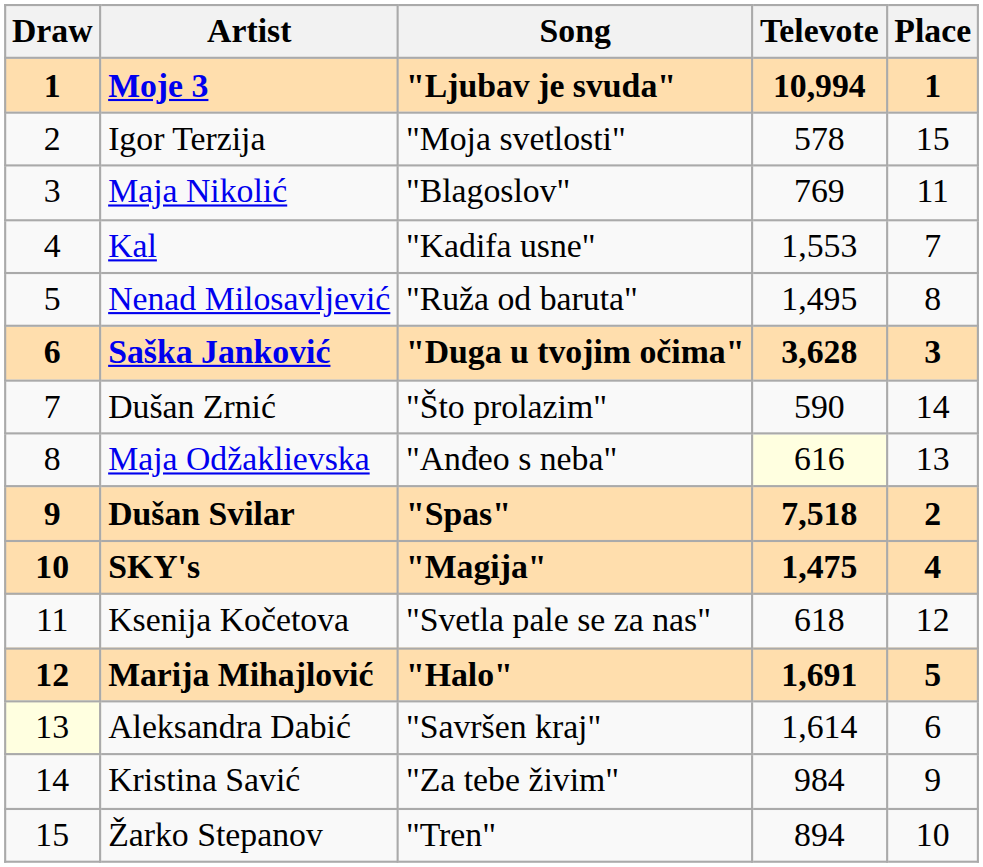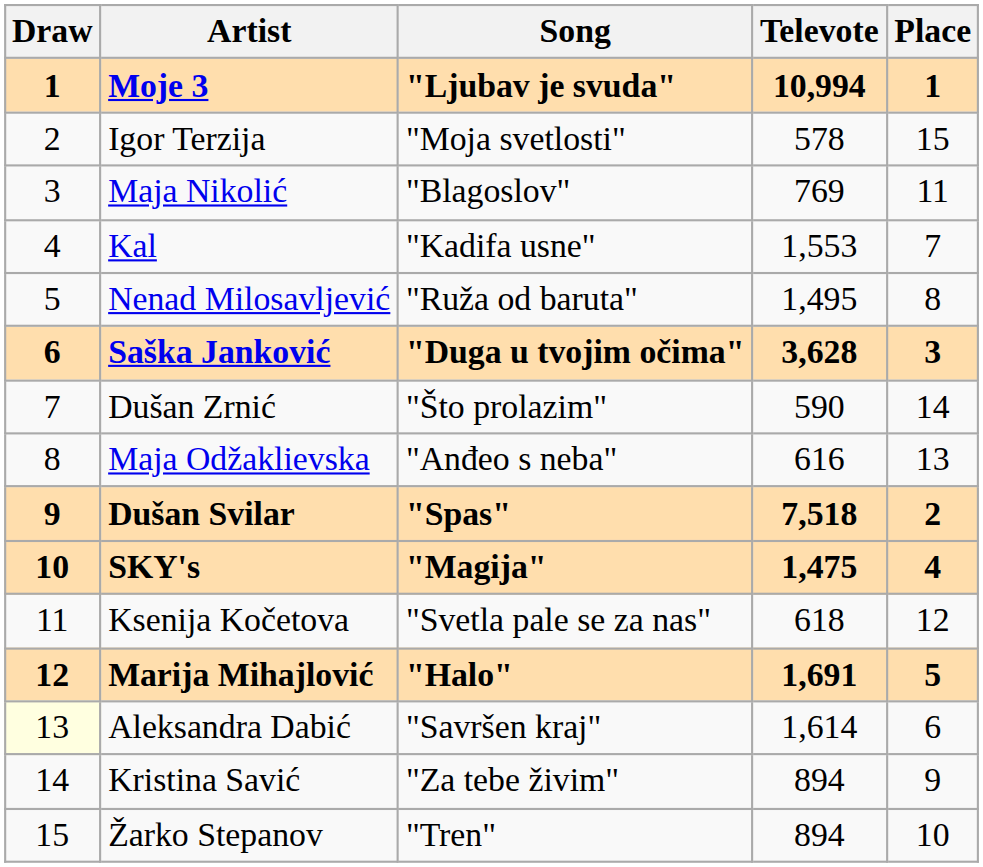(819, 459) lightyellow background -> (819, 459) no background
(819, 780) 984 -> (819, 780) 894
